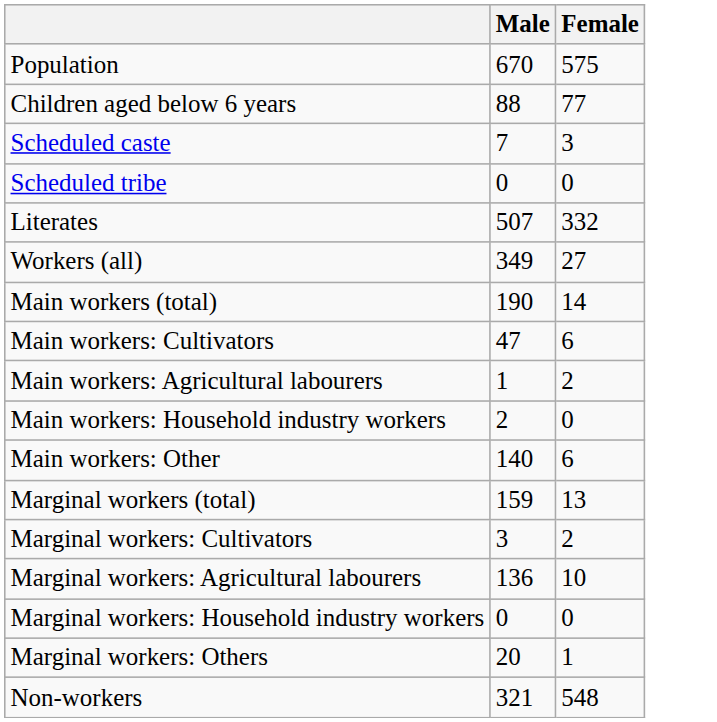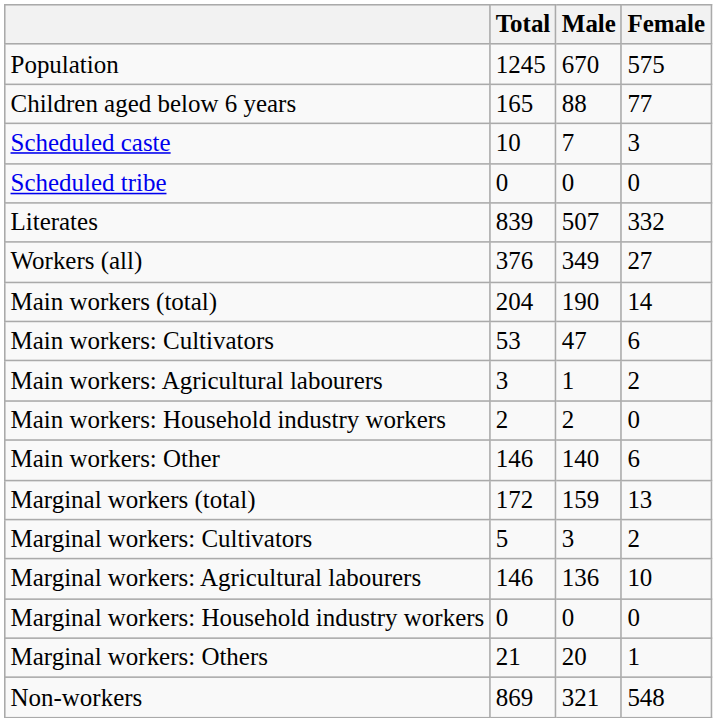+ column: (523, 24)
